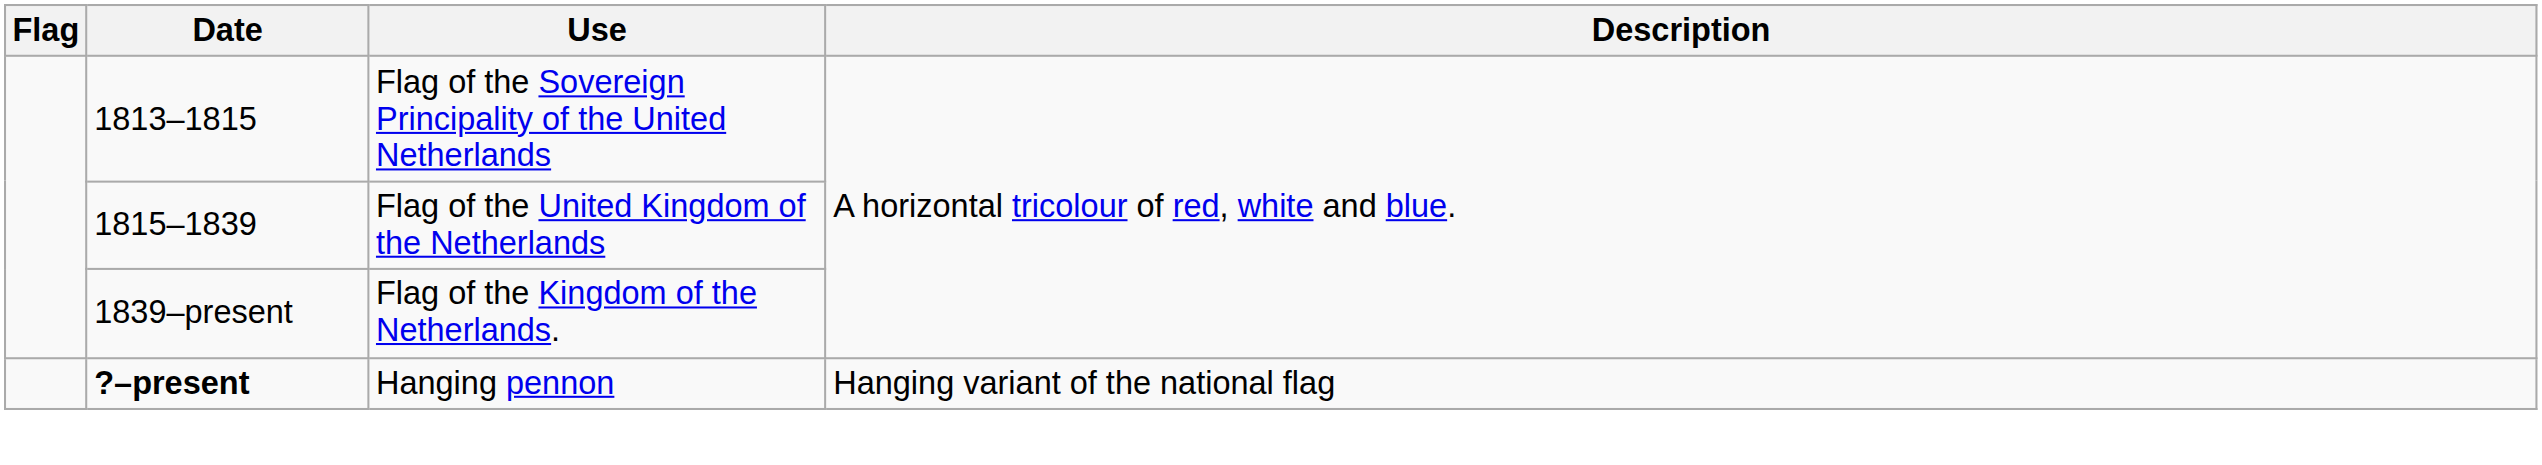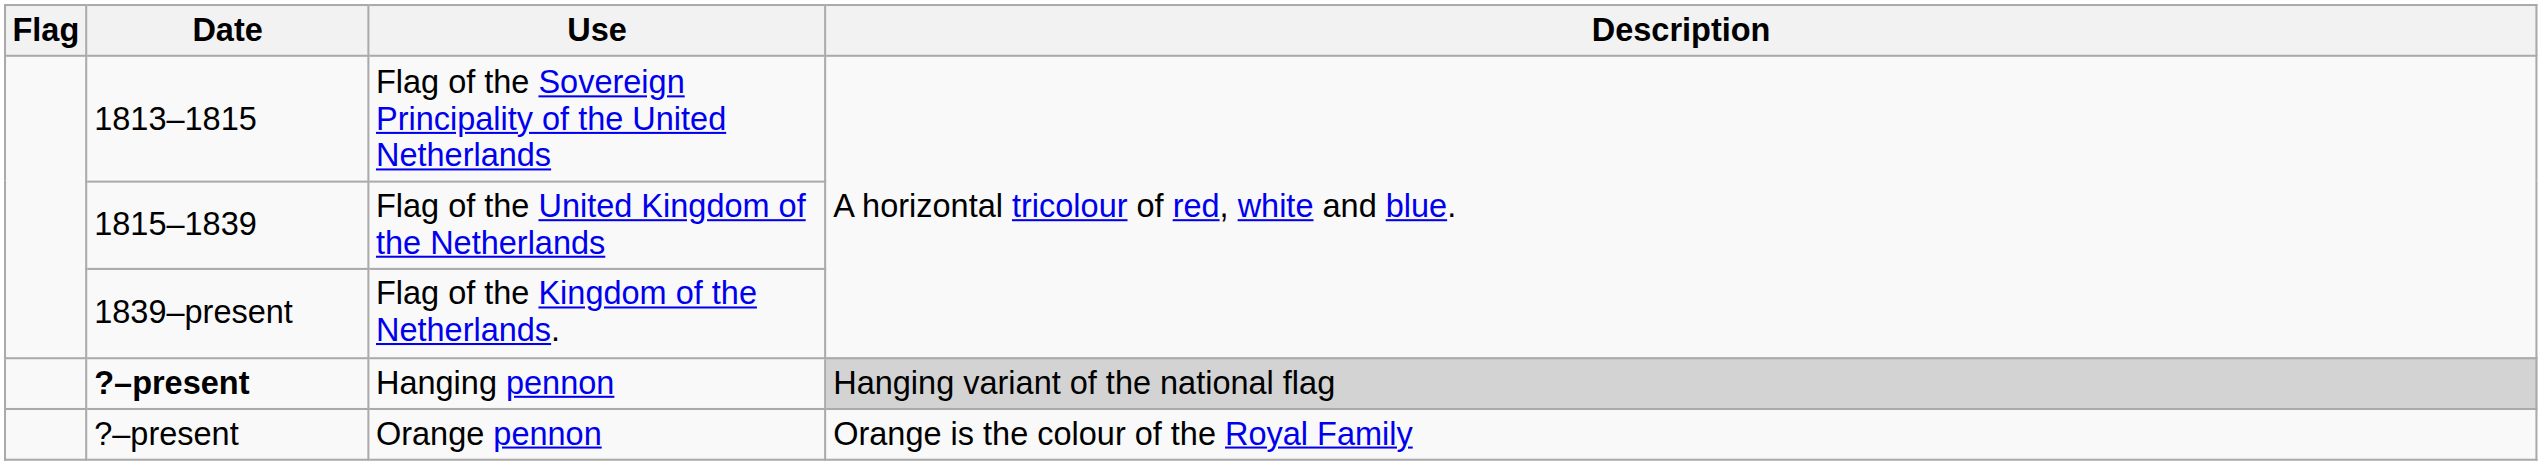(1084, 382) no background -> (1084, 382) lightgrey background
+ row: (489, 433)
